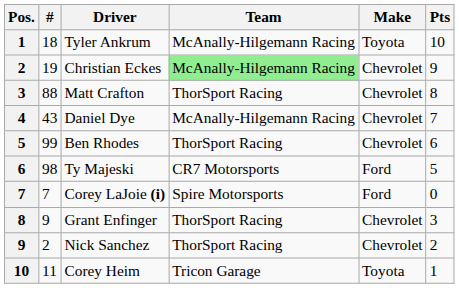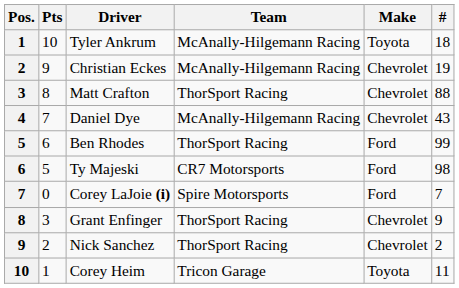columns swapped: (50, 17) <-> (440, 17)
(264, 67) lightgreen background -> (269, 67) no background
(392, 143) Chevrolet -> (382, 143) Ford
